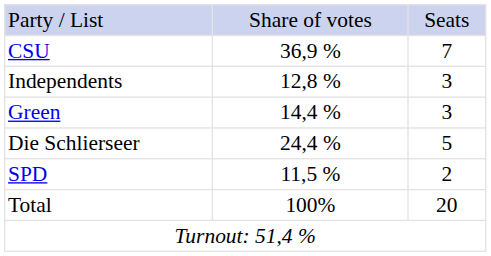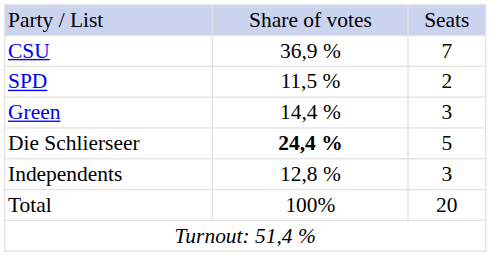rows swapped: (28, 174) <-> (65, 81)
(310, 143) normal -> (310, 143) bold
